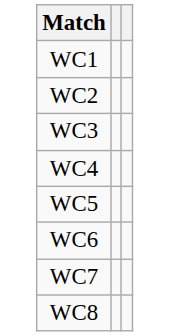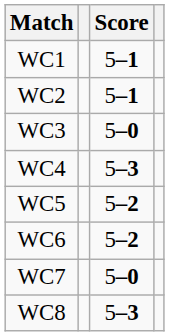+ column: (122, 22)
